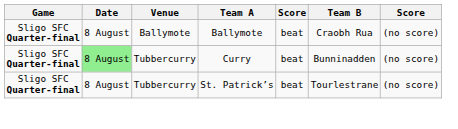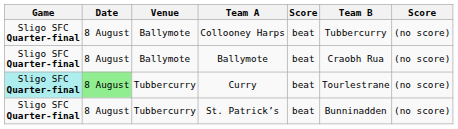+ row: (243, 33)
(43, 59) no background -> (43, 85) paleturquoise background
(344, 59) Bunninadden -> (356, 85) Tourlestrane
(344, 85) Tourlestrane -> (356, 111) Bunninadden
